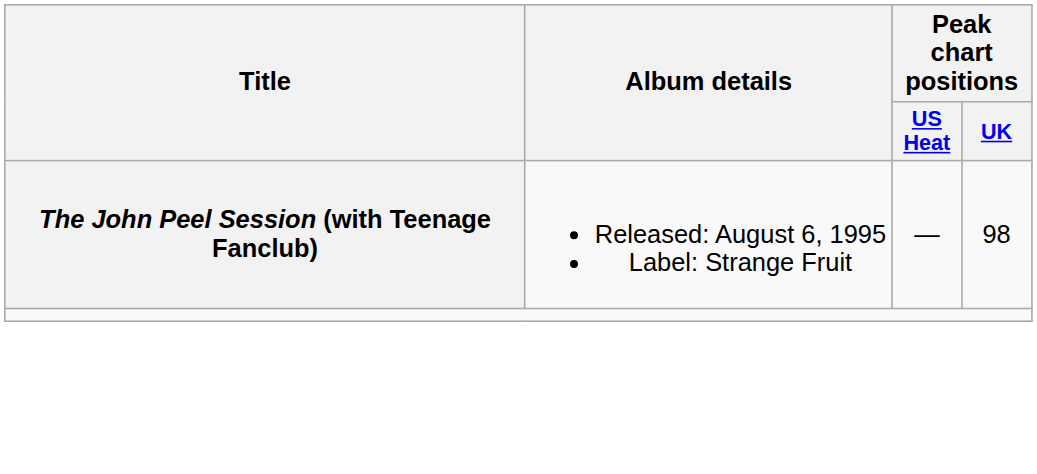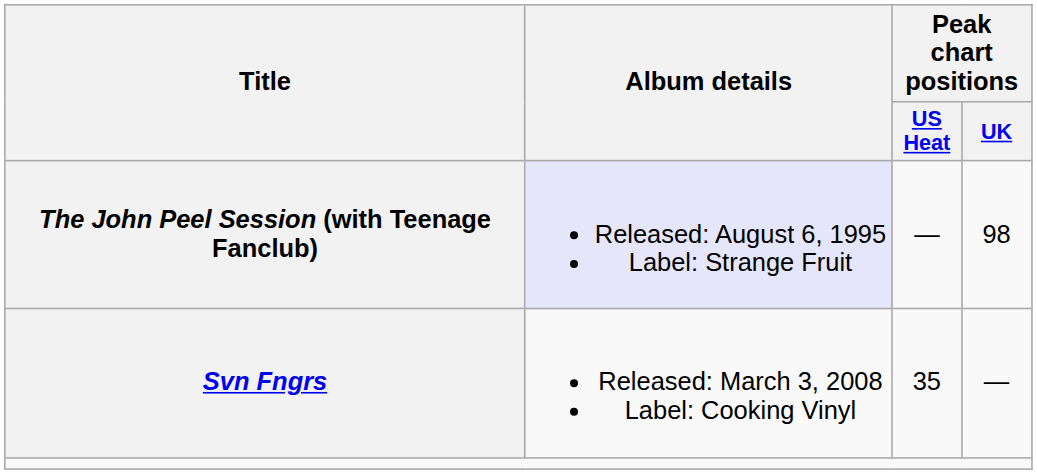(709, 249) no background -> (709, 249) lavender background
+ row: (265, 382)
